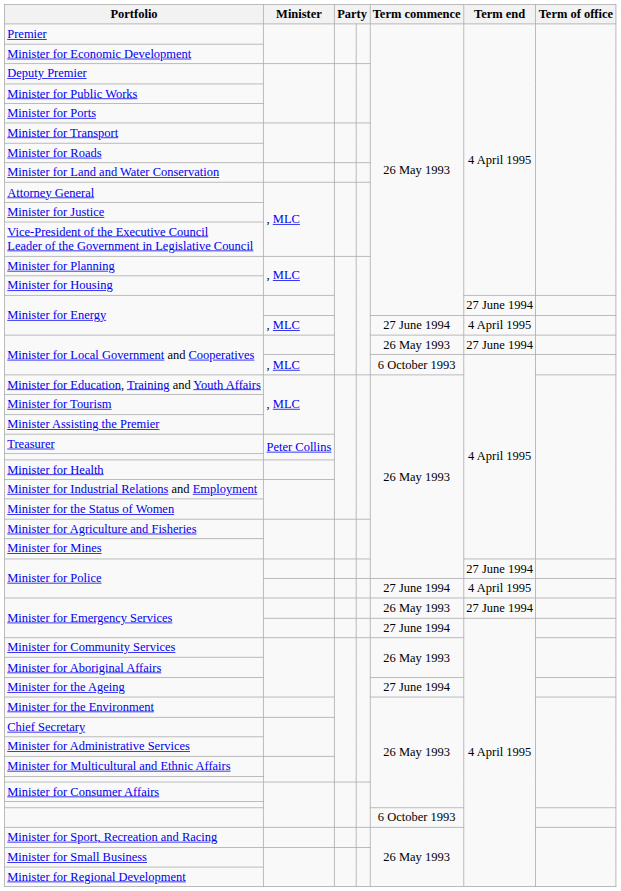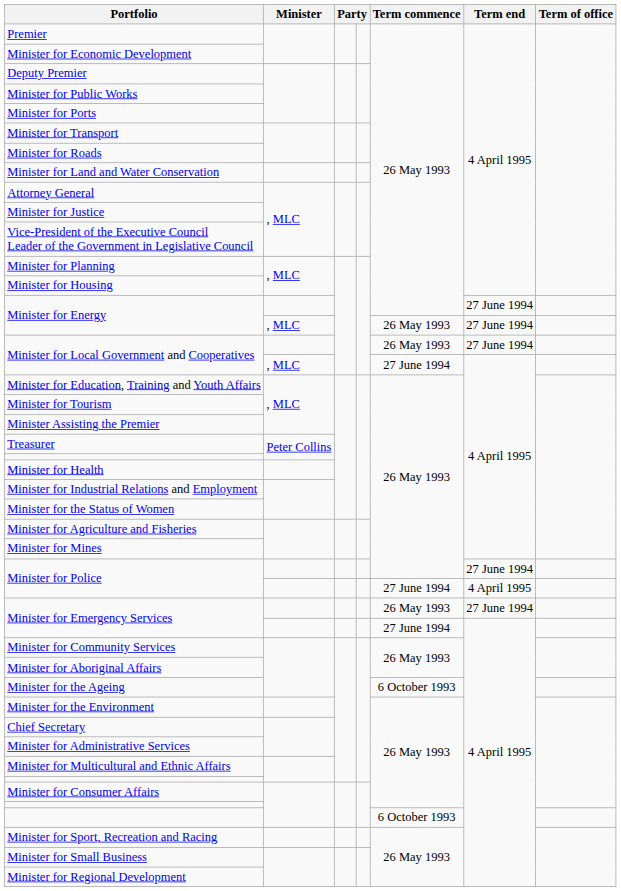(417, 325) 27 June 1994 -> (417, 325) 26 May 1993
(500, 325) 4 April 1995 -> (500, 325) 27 June 1994
(417, 364) 6 October 1993 -> (417, 364) 27 June 1994
(417, 687) 27 June 1994 -> (417, 687) 6 October 1993
